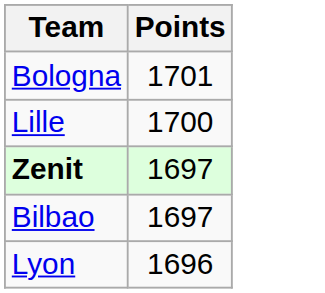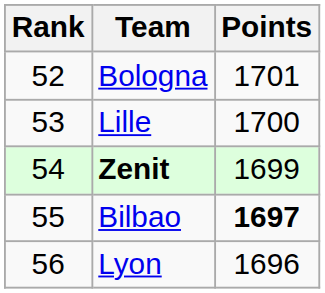+ column: (48, 28)
(180, 169) 1697 -> (267, 169) 1699
(180, 216) normal -> (267, 216) bold
